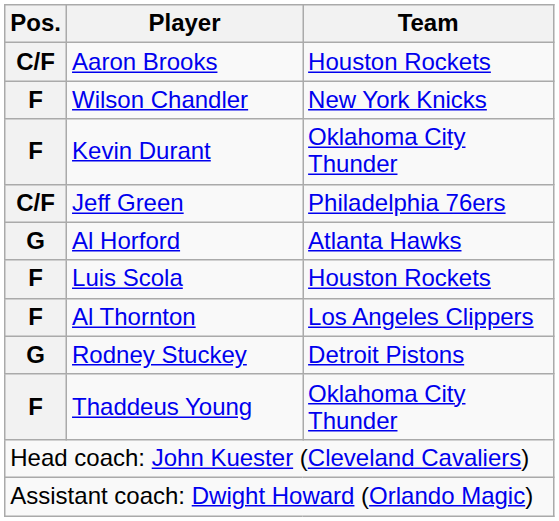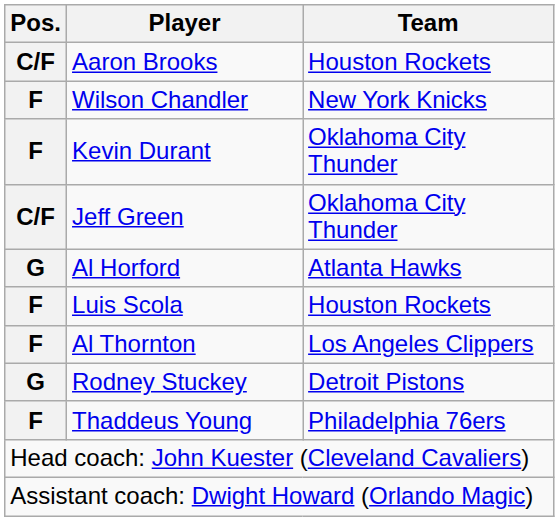(407, 202) Philadelphia 76ers -> (387, 216) Oklahoma City Thunder
(387, 406) Oklahoma City Thunder -> (407, 420) Philadelphia 76ers
